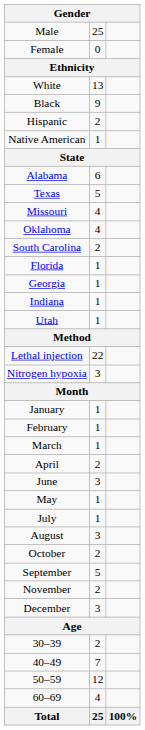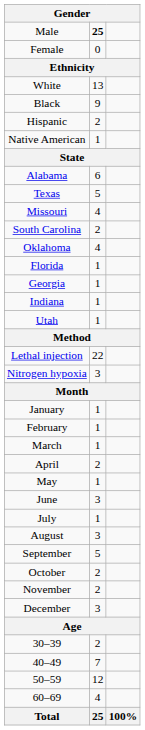(98, 31) normal -> (98, 31) bold
rows swapped: (47, 229) <-> (47, 247)
rows swapped: (47, 499) <-> (47, 481)
rows swapped: (47, 572) <-> (47, 553)
